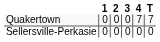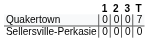- column: (139, 8)
